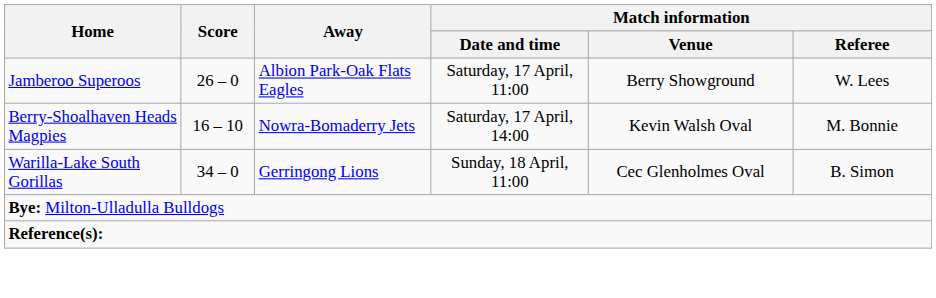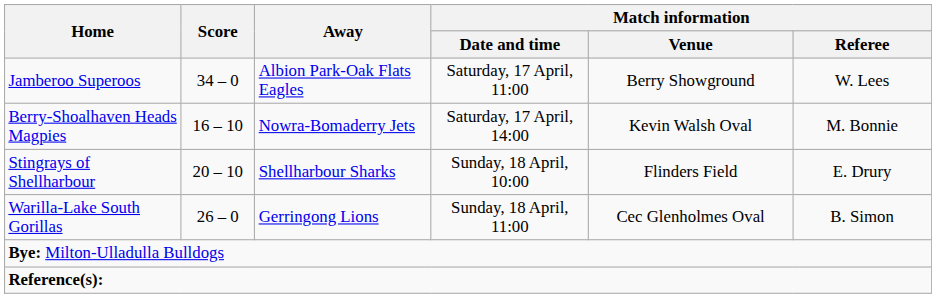(218, 80) 26 – 0 -> (218, 80) 34 – 0
+ row: (52, 171)
(218, 171) 34 – 0 -> (218, 217) 26 – 0
